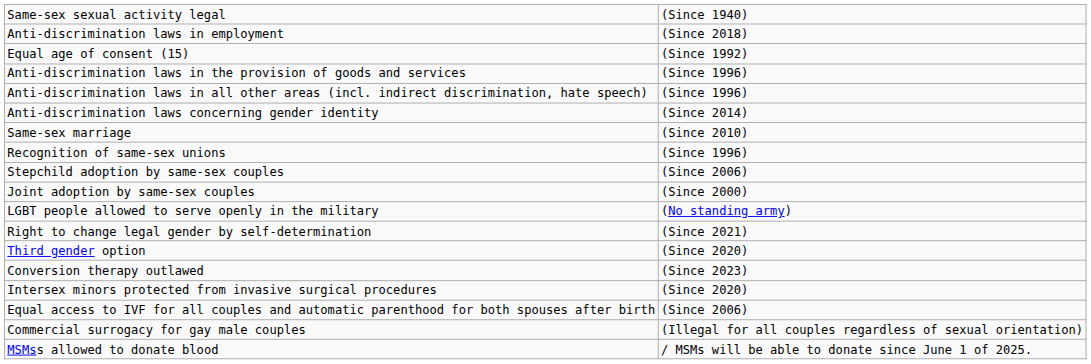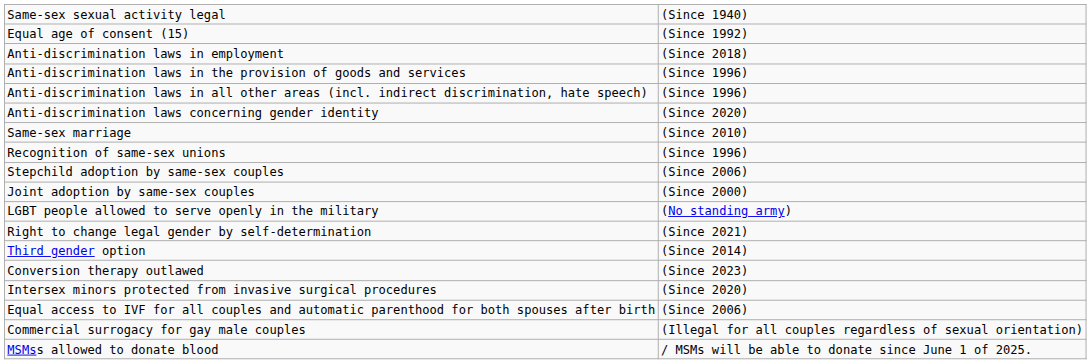rows swapped: (98, 54) <-> (146, 34)
(705, 113) (Since 2014) -> (705, 113) (Since 2020)
(705, 251) (Since 2020) -> (705, 251) (Since 2014)
